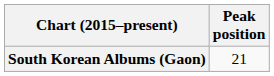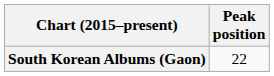(239, 58) 21 -> (239, 58) 22
